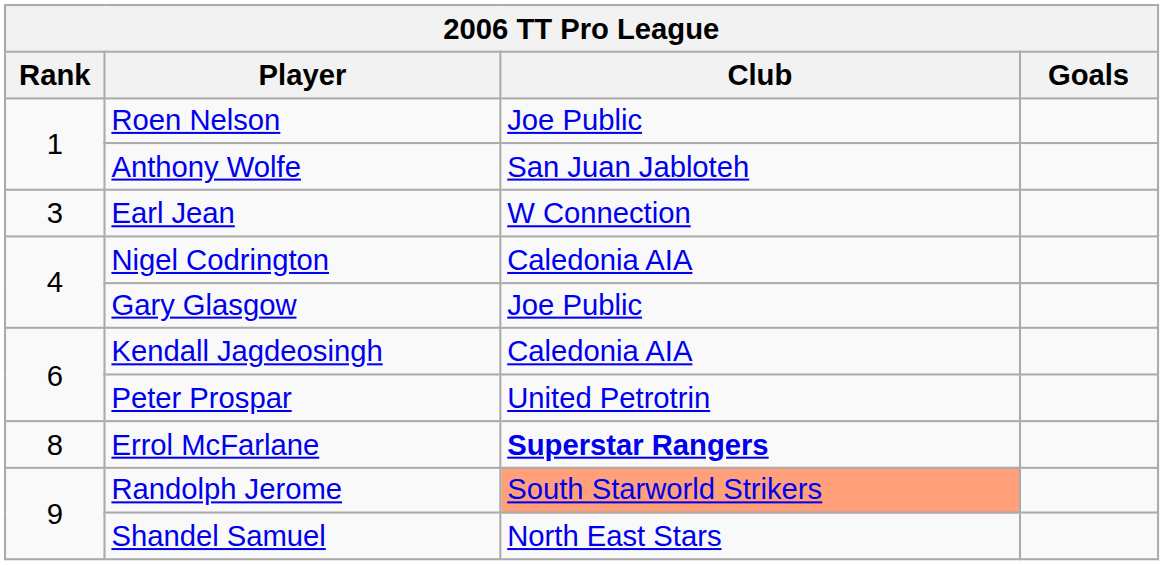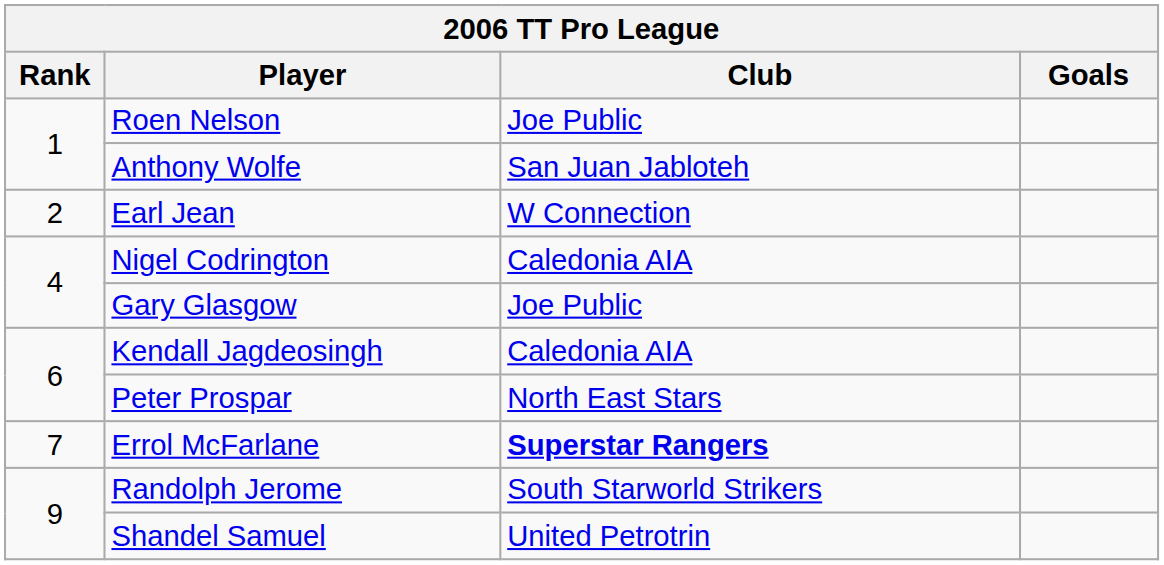(55, 213) 3 -> (55, 213) 2
(609, 398) United Petrotrin -> (614, 398) North East Stars
(55, 444) 8 -> (55, 444) 7
(665, 490) lightsalmon background -> (665, 490) no background
(614, 537) North East Stars -> (609, 537) United Petrotrin
